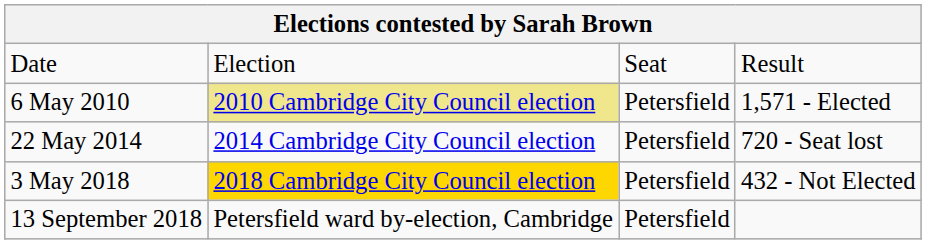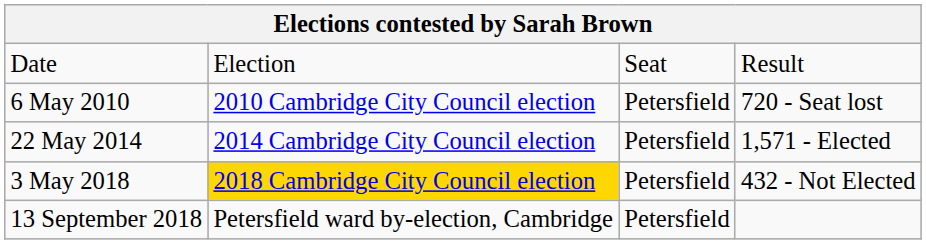(404, 102) khaki background -> (404, 102) no background
(816, 102) 1,571 - Elected -> (812, 102) 720 - Seat lost
(812, 141) 720 - Seat lost -> (816, 141) 1,571 - Elected
